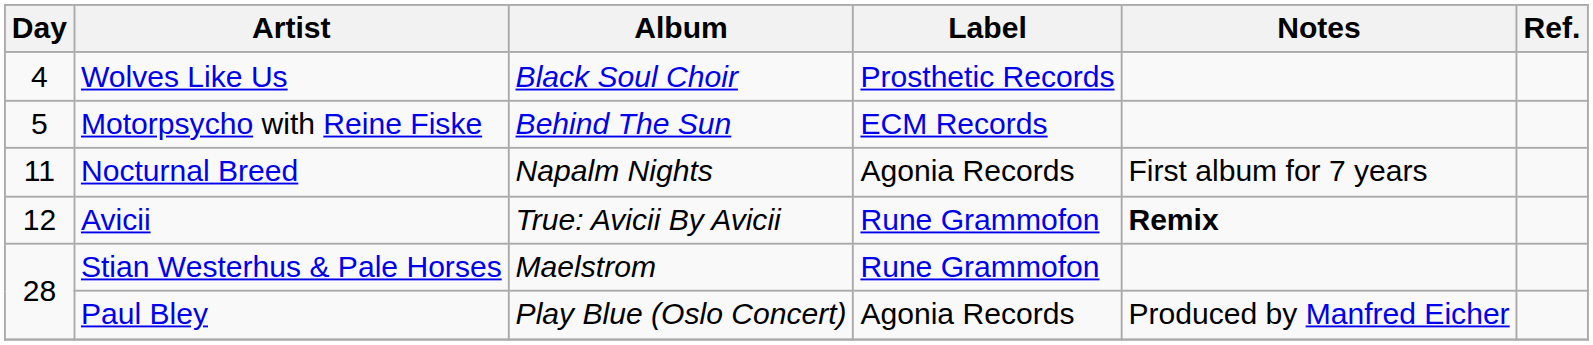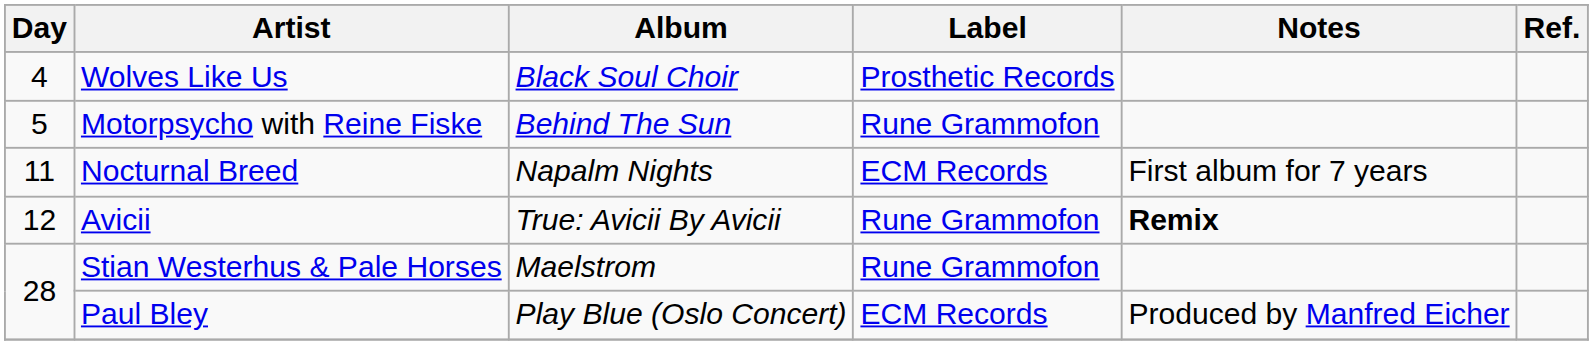(954, 123) ECM Records -> (980, 123) Rune Grammofon
(967, 171) Agonia Records -> (954, 171) ECM Records
(967, 314) Agonia Records -> (954, 314) ECM Records
